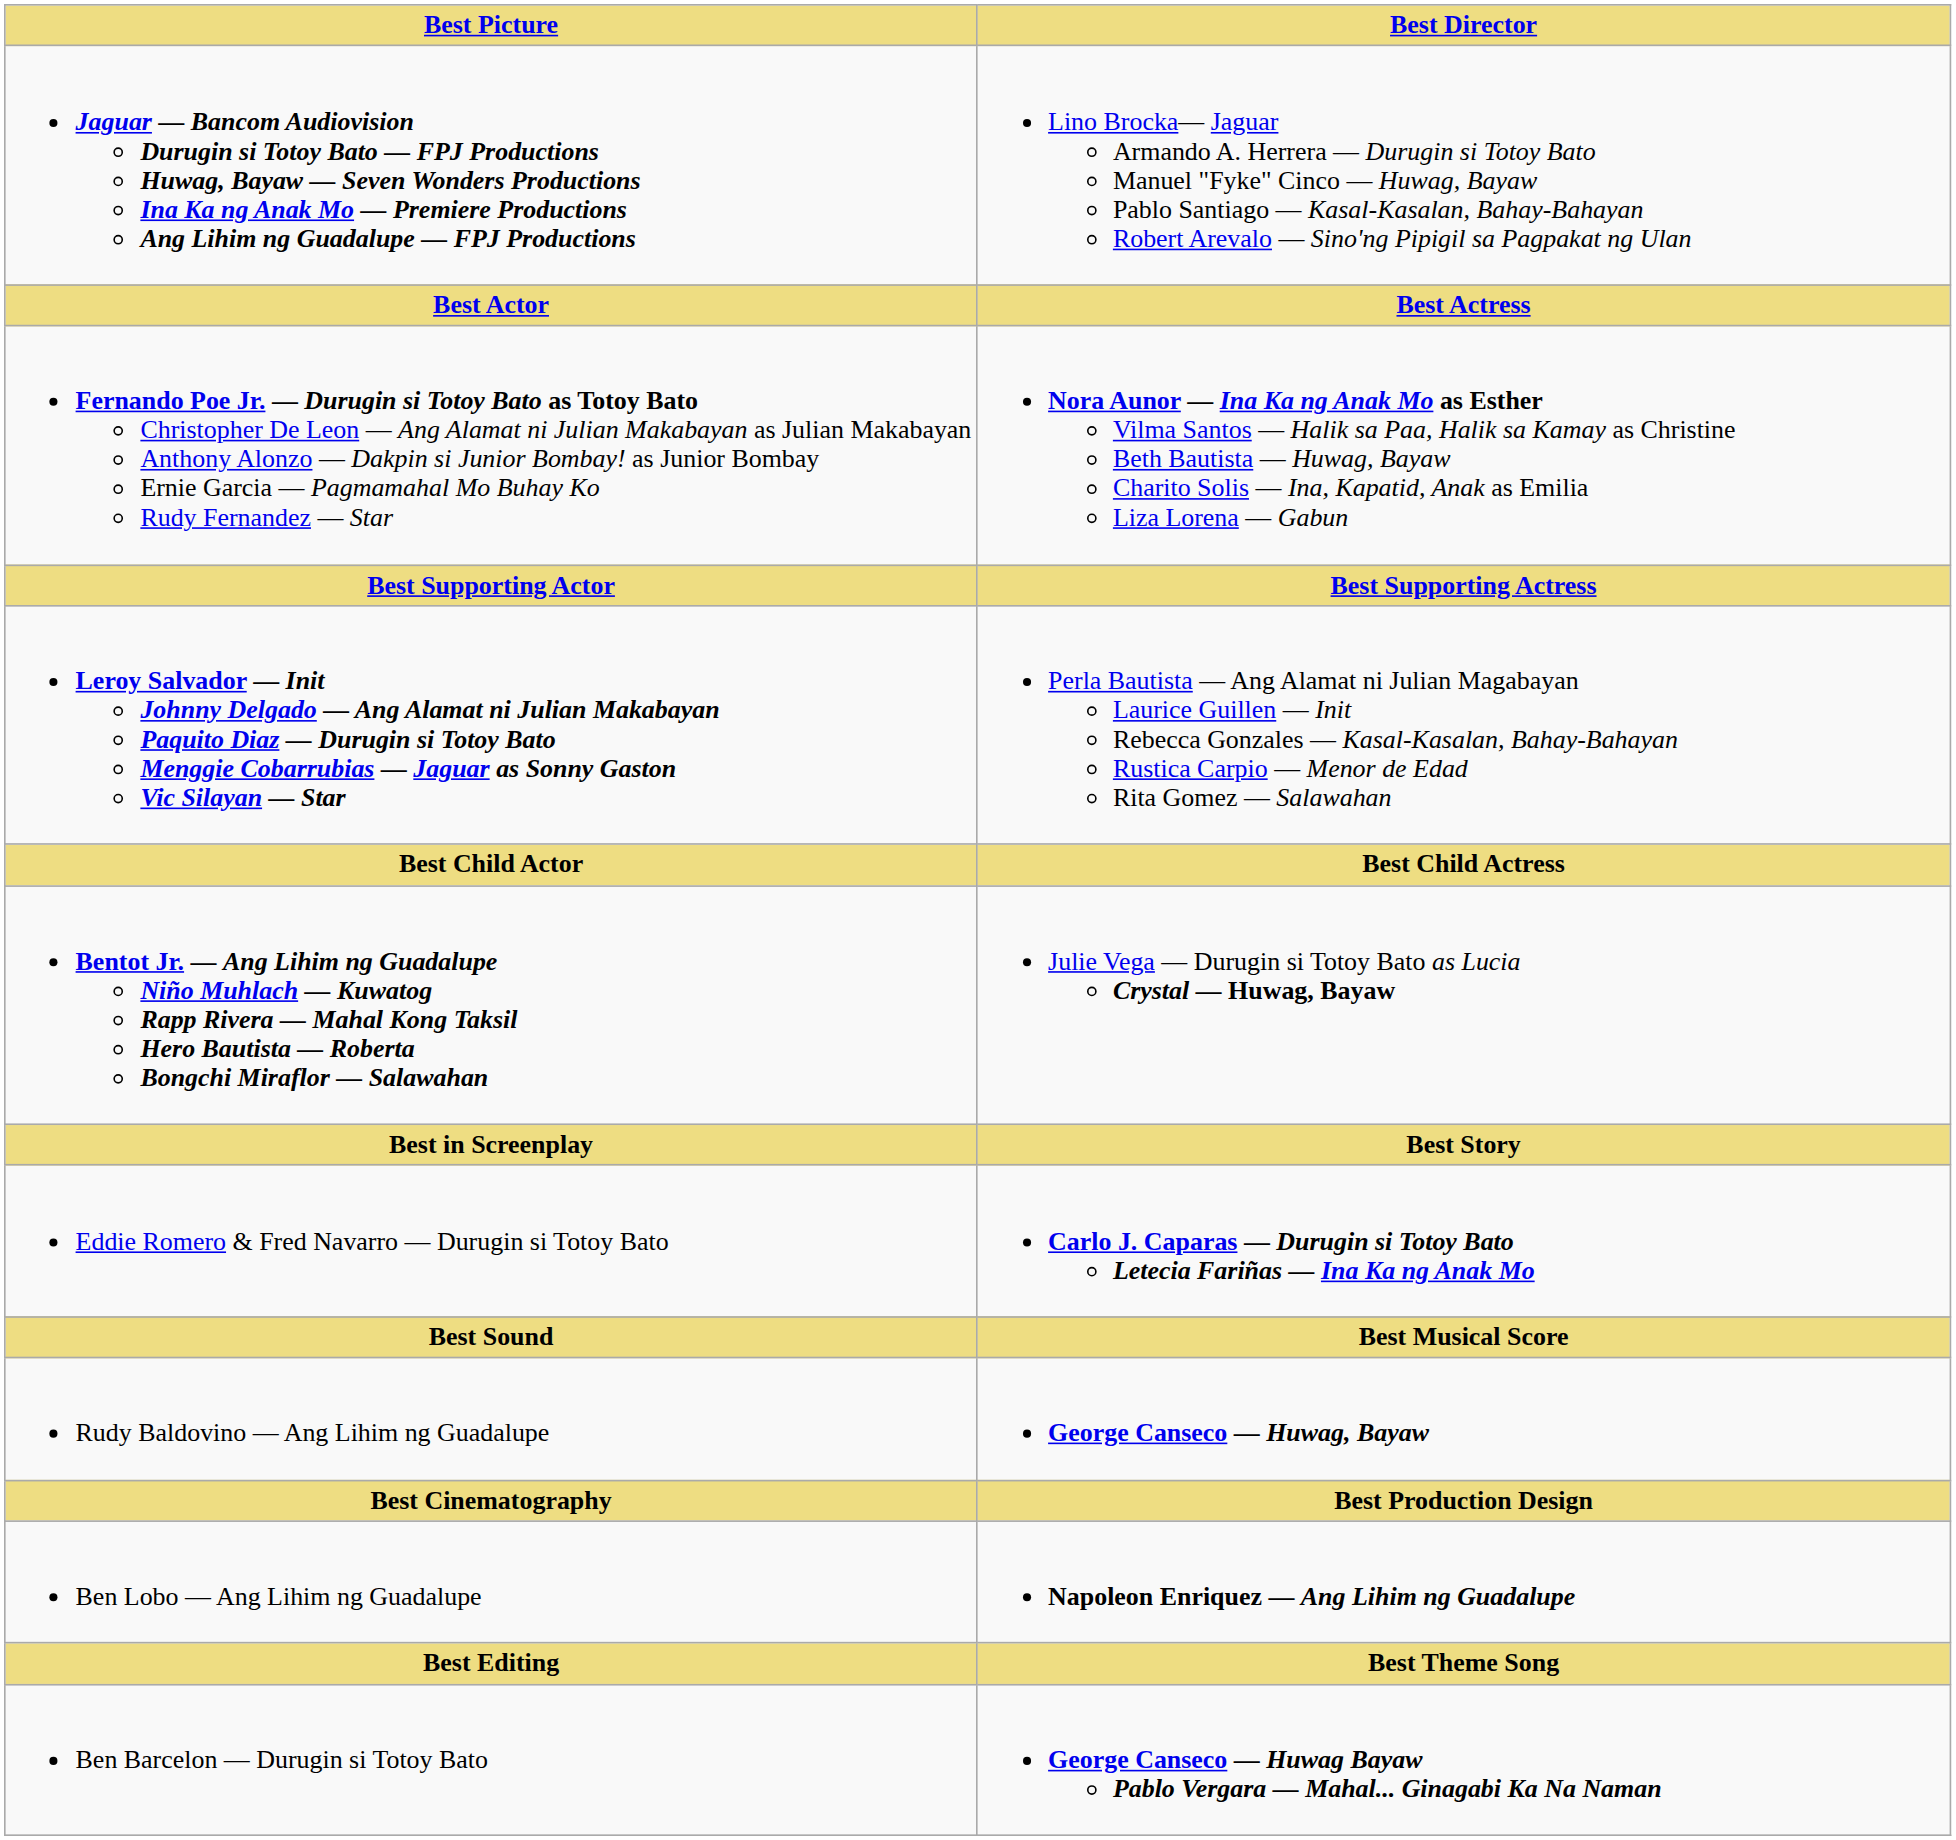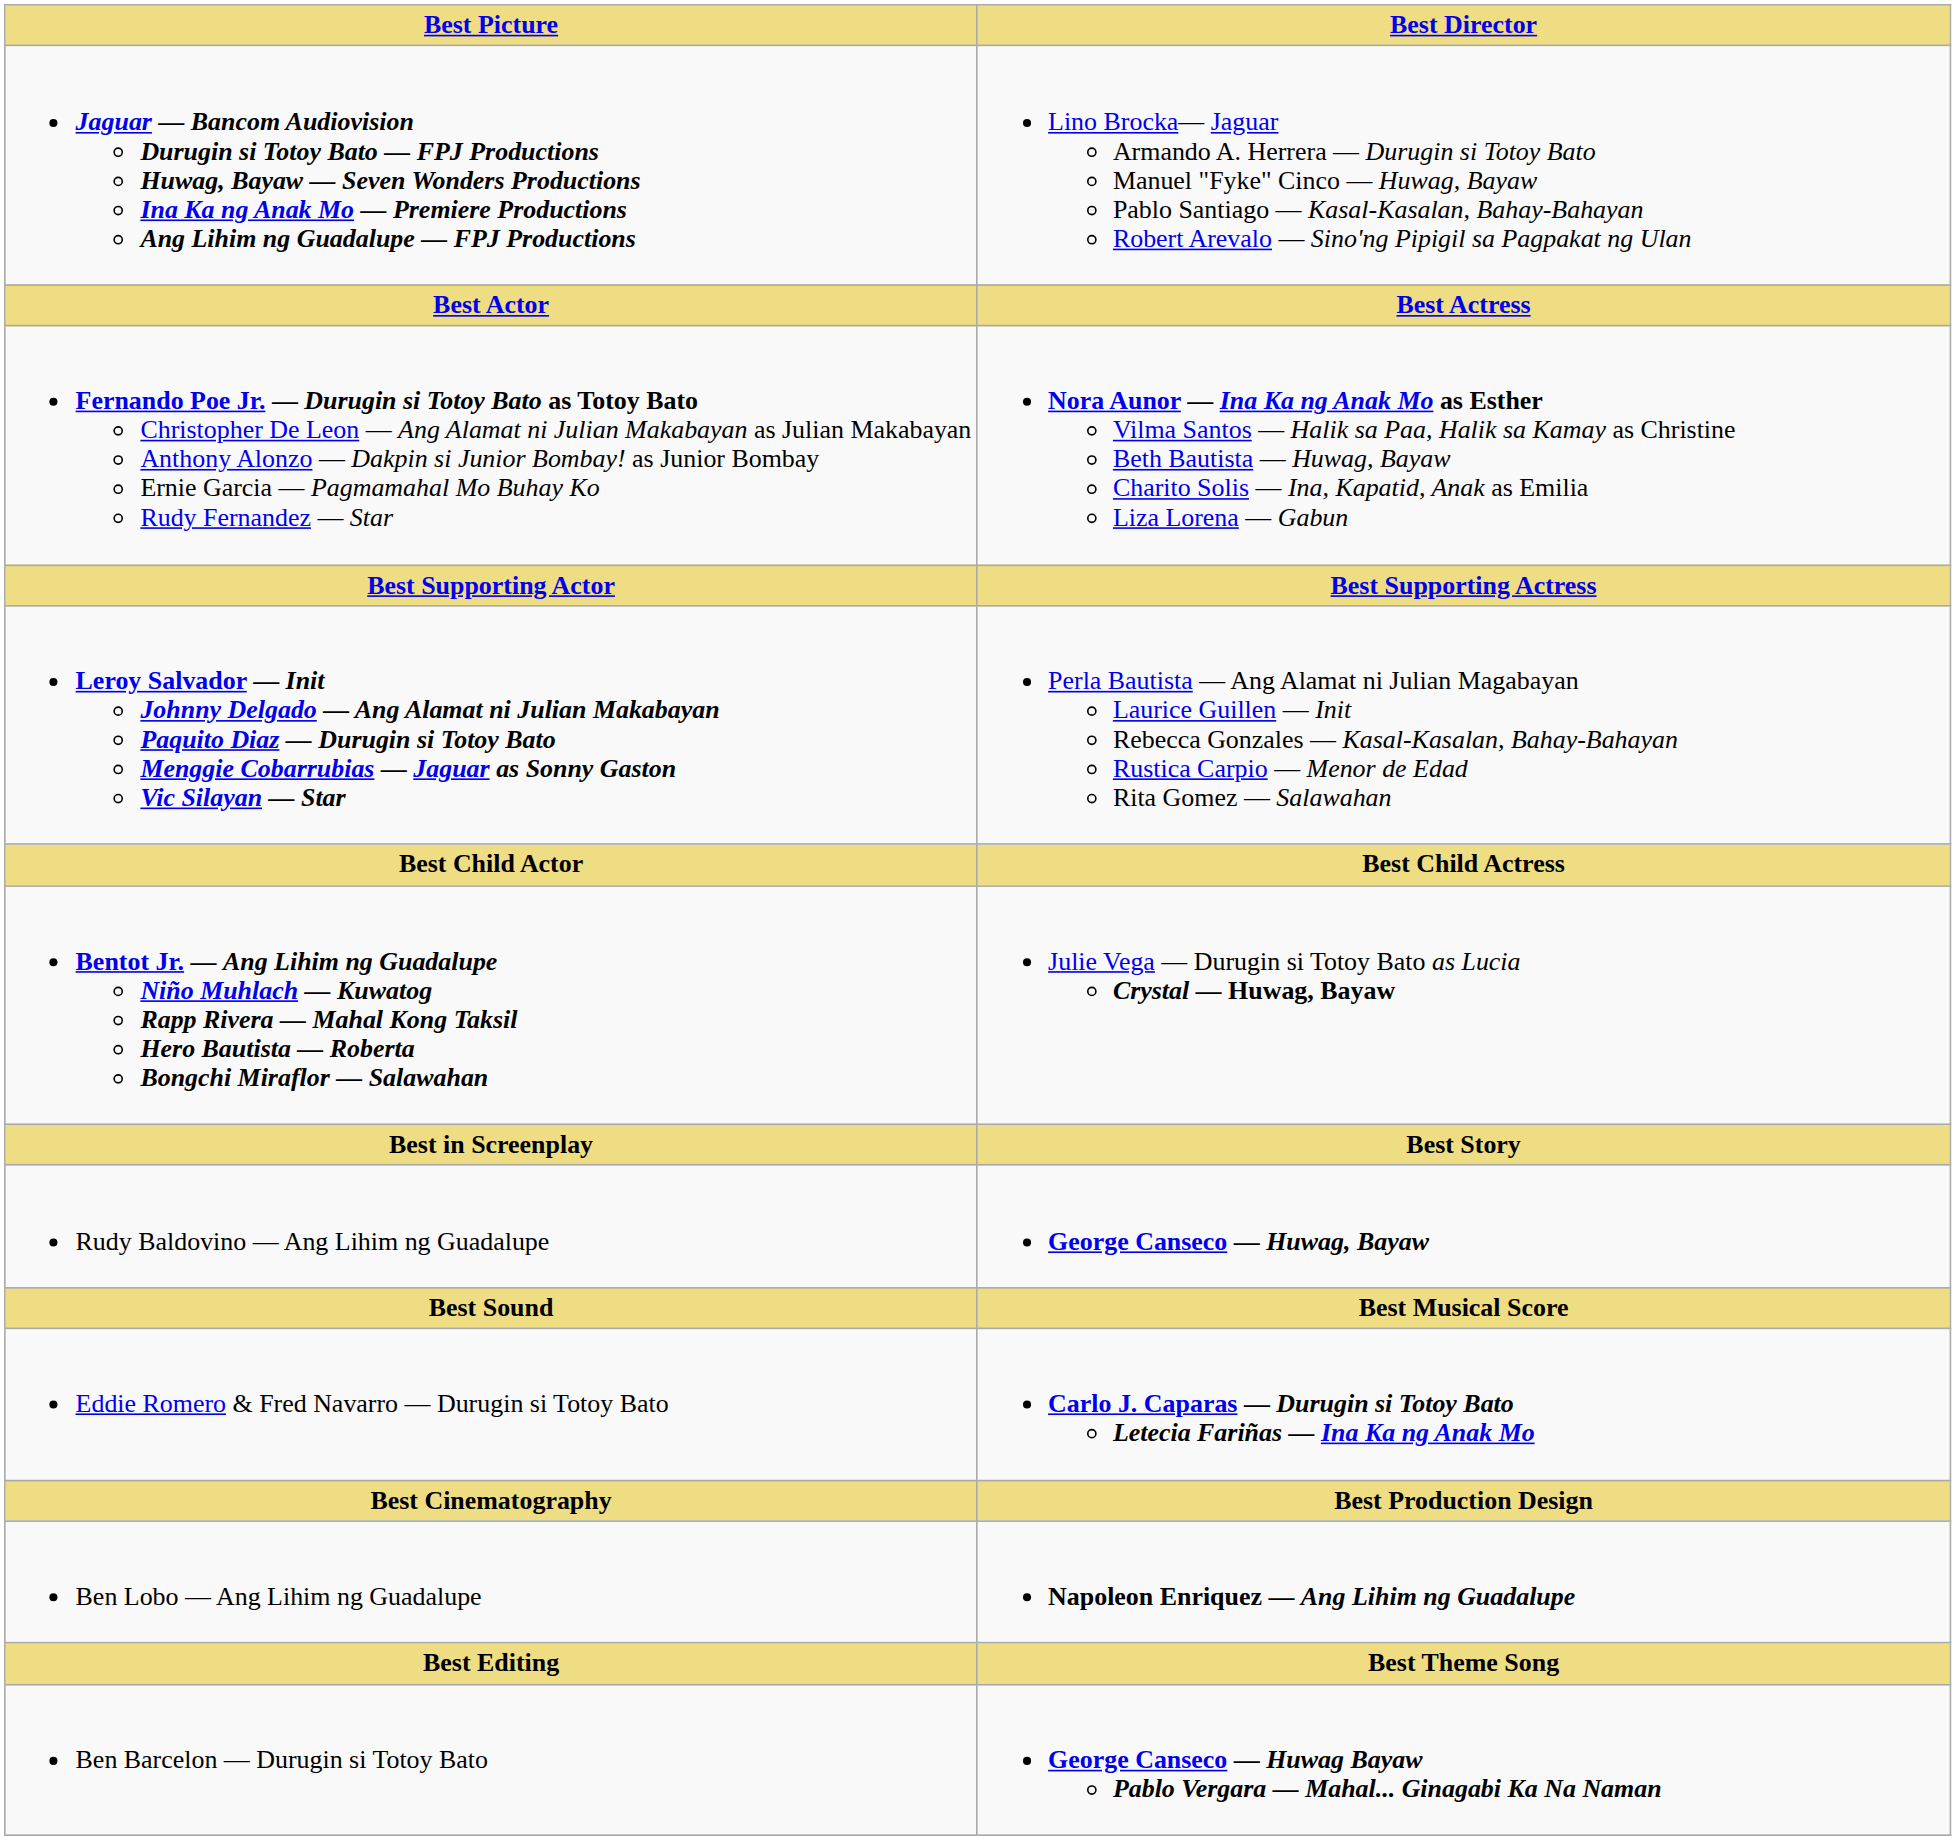rows swapped: (491, 1241) <-> (491, 1433)
